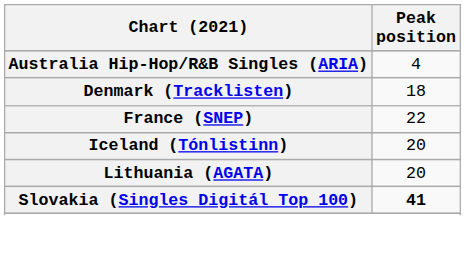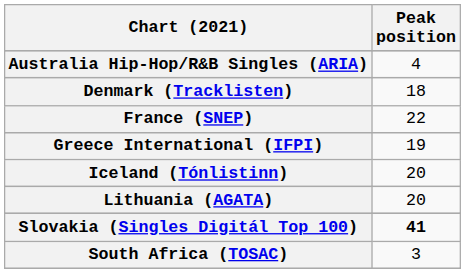+ row: (188, 146)
+ row: (188, 254)
